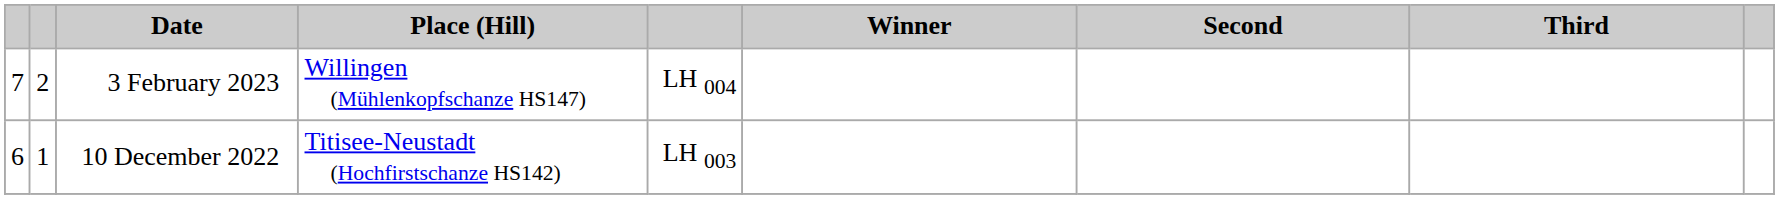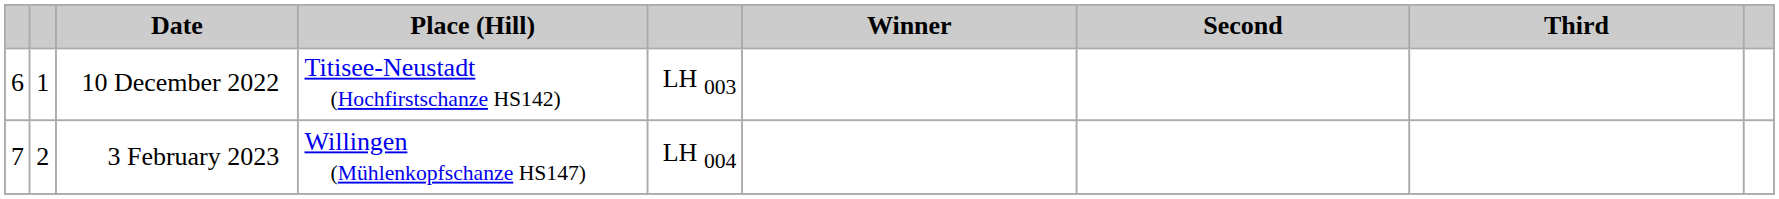rows swapped: (187, 155) <-> (200, 83)
